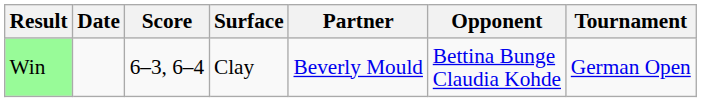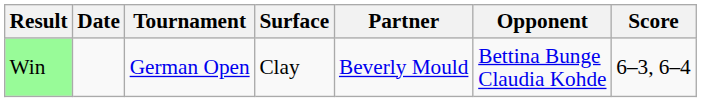columns swapped: (631, 21) <-> (167, 21)
